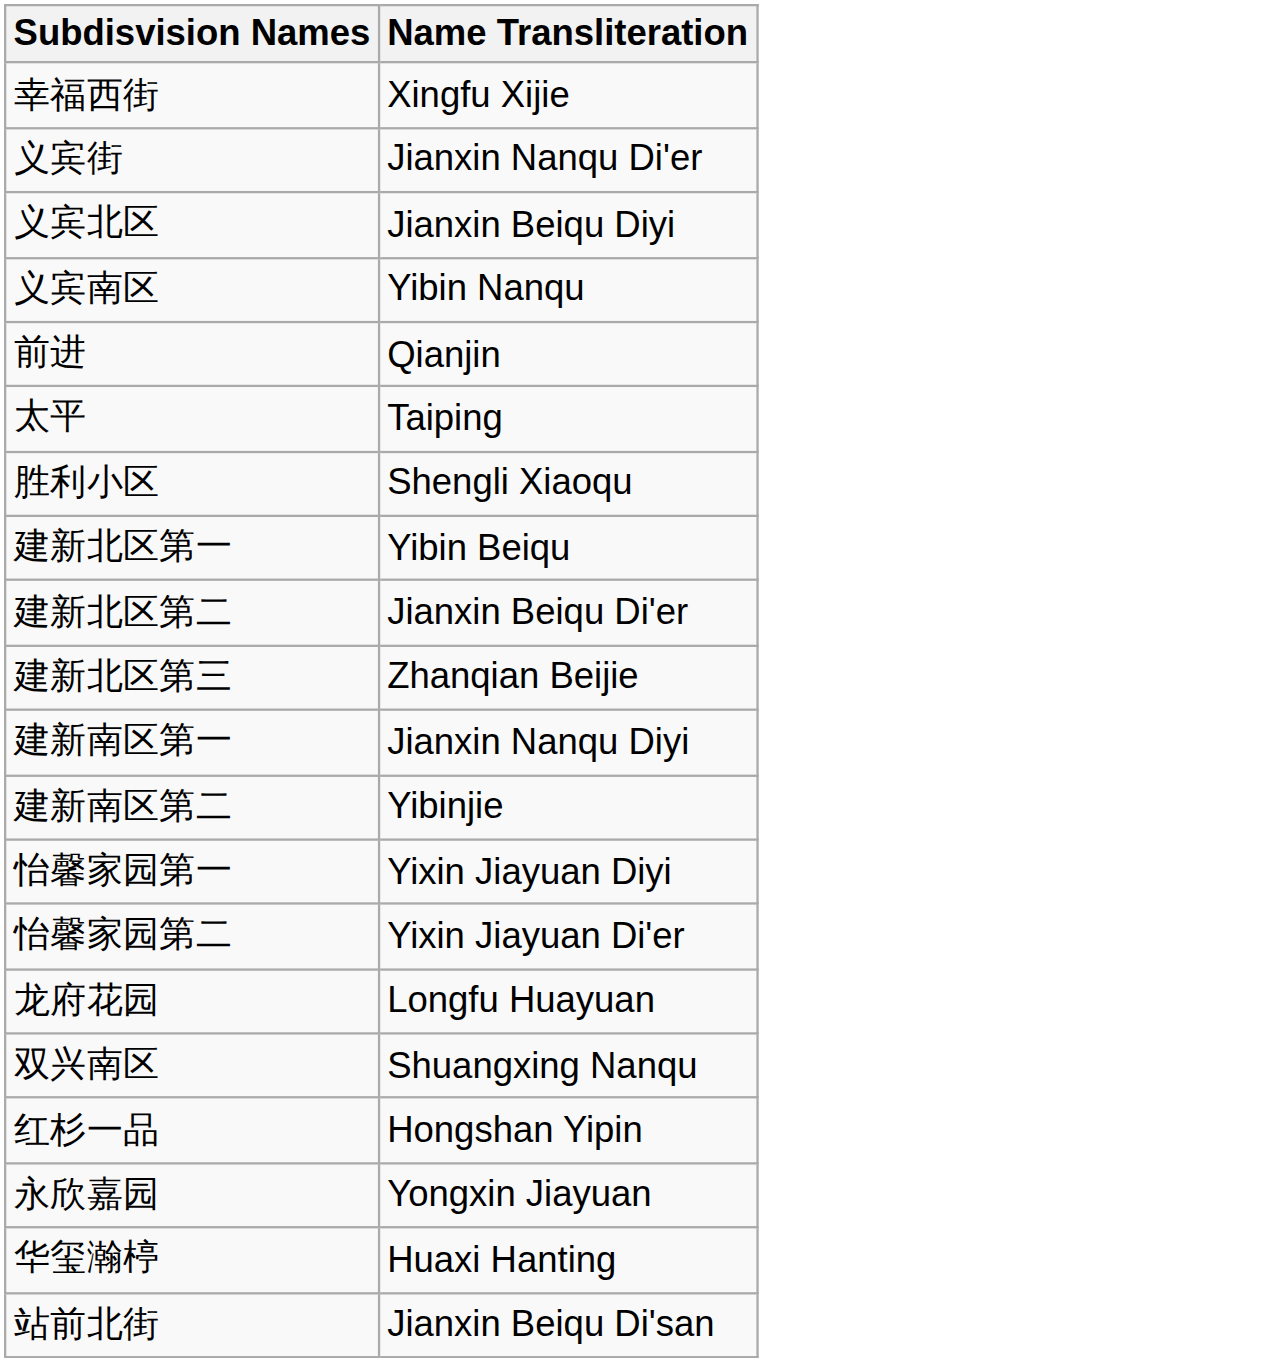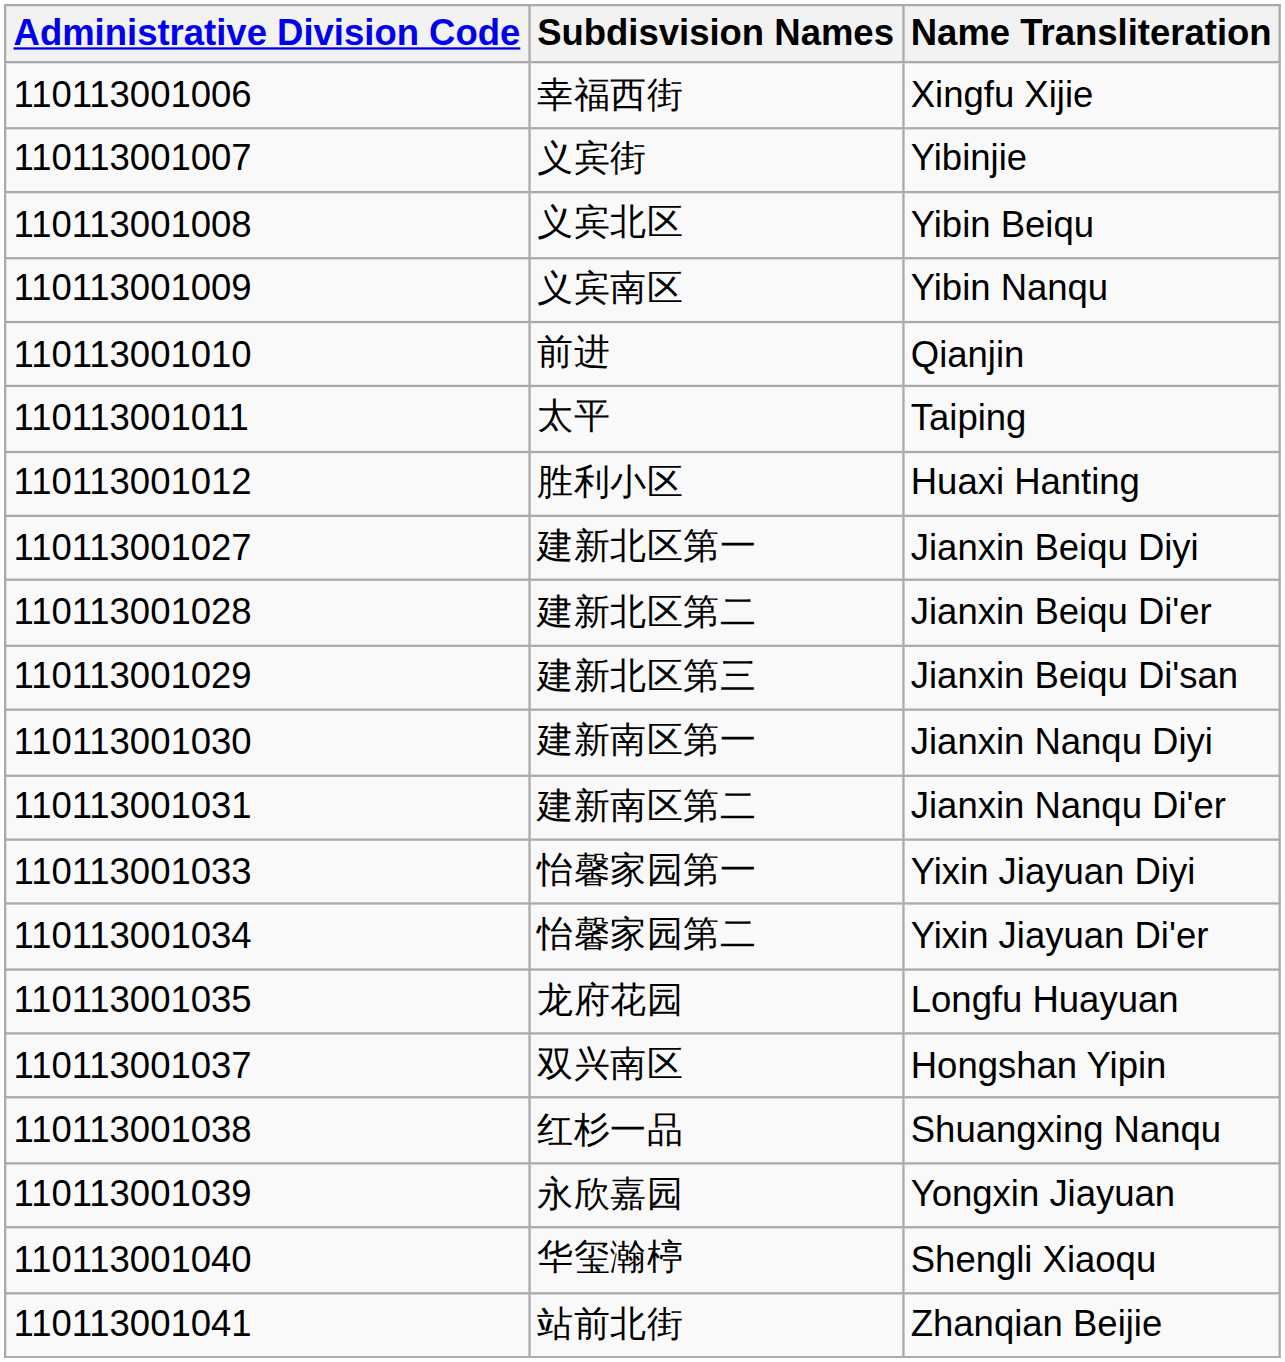+ column: (267, 33)
(545, 159) Jianxin Nanqu Di'er -> (969, 159) Yibinjie
(531, 224) Jianxin Beiqu Diyi -> (1002, 224) Yibin Beiqu
(510, 482) Shengli Xiaoqu -> (1025, 482) Huaxi Hanting
(479, 547) Yibin Beiqu -> (1055, 547) Jianxin Beiqu Diyi
(513, 676) Zhanqian Beijie -> (1074, 676) Jianxin Beiqu Di'san
(445, 806) Yibinjie -> (1068, 806) Jianxin Nanqu Di'er
(542, 1065) Shuangxing Nanqu -> (1039, 1065) Hongshan Yipin
(515, 1129) Hongshan Yipin -> (1066, 1129) Shuangxing Nanqu
(502, 1259) Huaxi Hanting -> (1033, 1259) Shengli Xiaoqu
(551, 1323) Jianxin Beiqu Di'san -> (1037, 1323) Zhanqian Beijie
